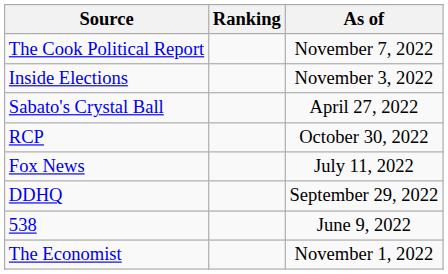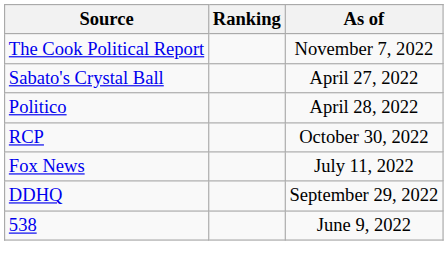- row: (68, 78)
+ row: (38, 107)
- row: (65, 254)
